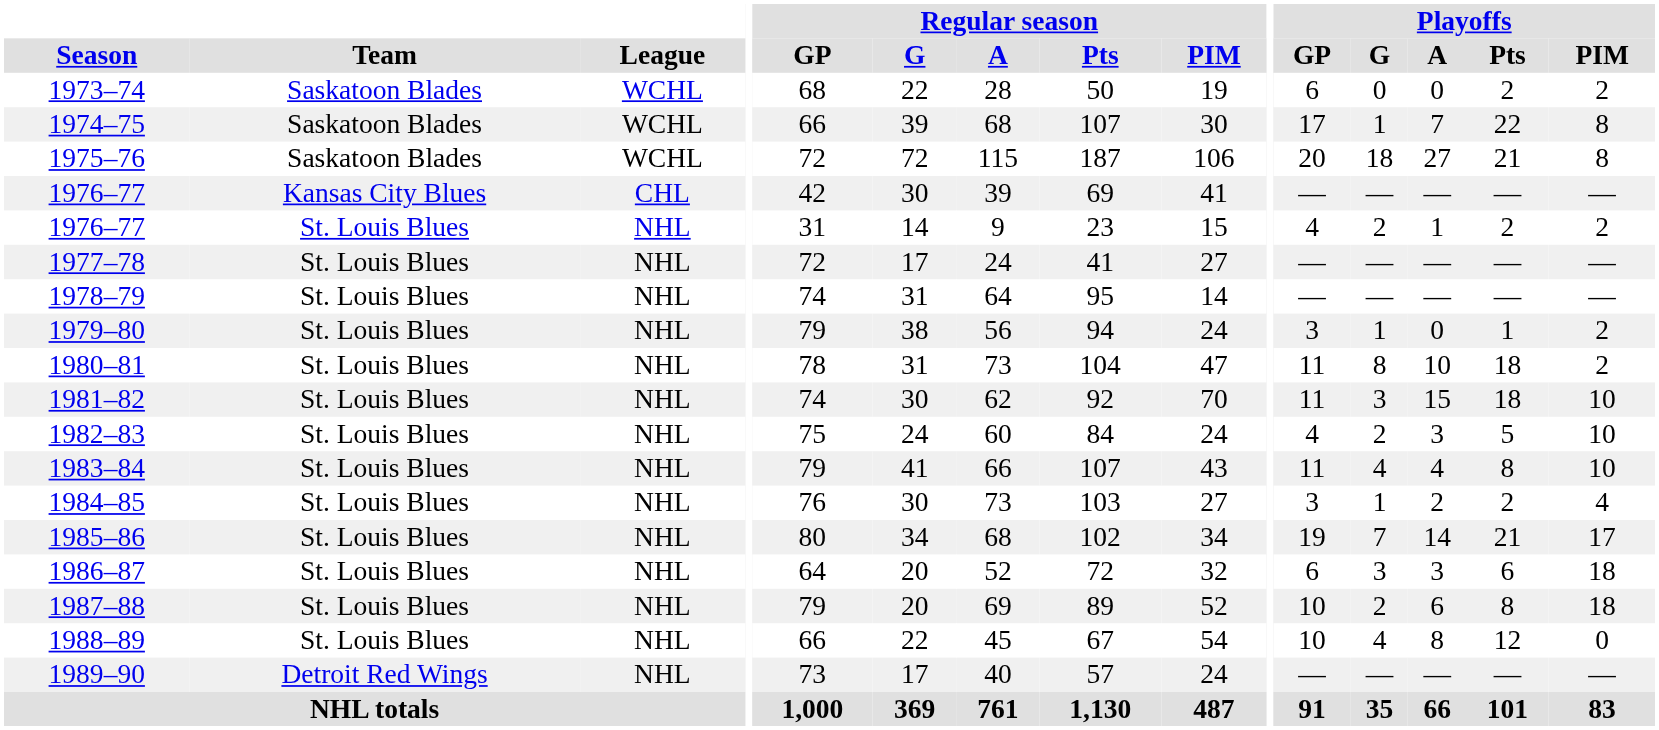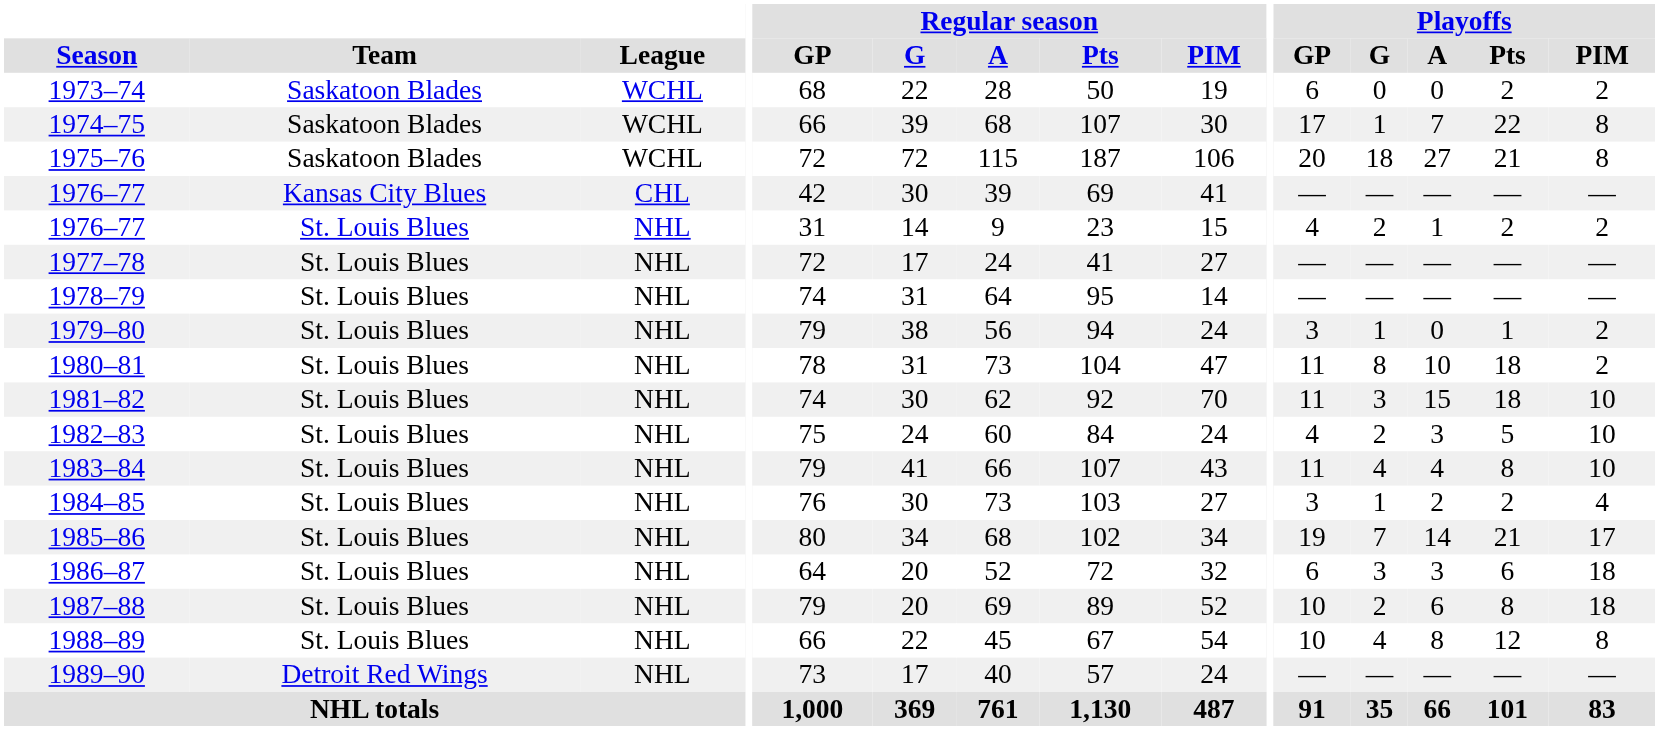(1602, 640) 0 -> (1602, 640) 8
